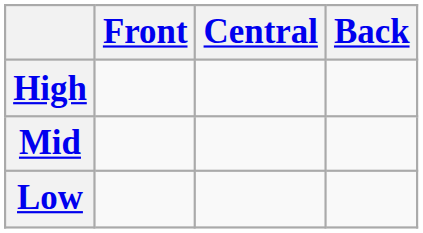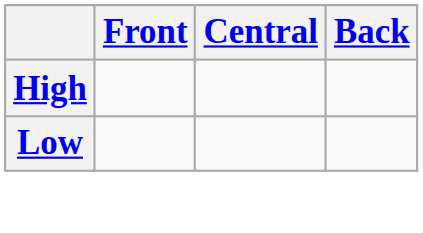- row: (50, 142)
